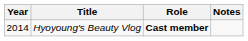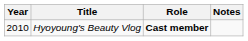(18, 28) 2014 -> (18, 28) 2010
